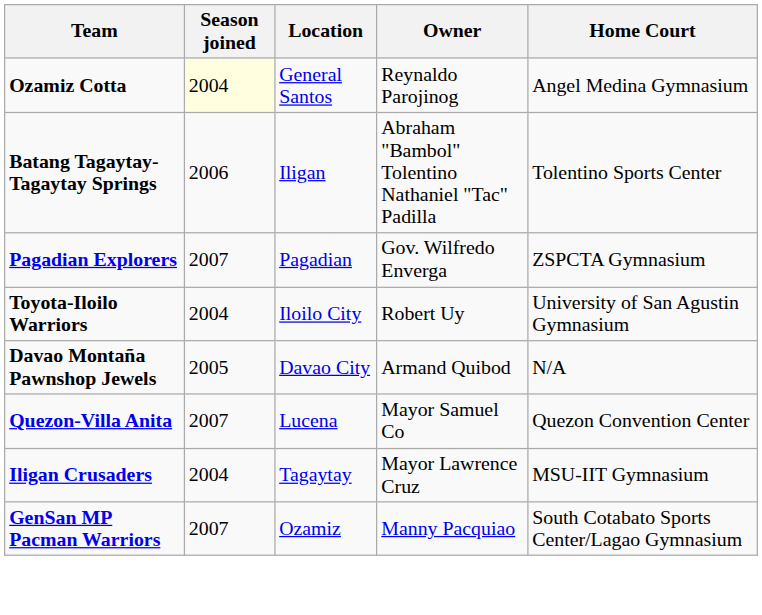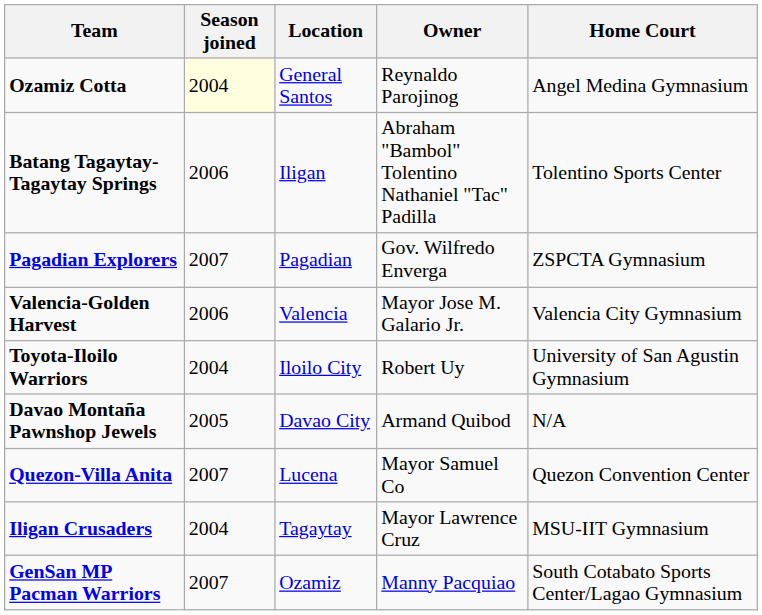+ row: (79, 313)
